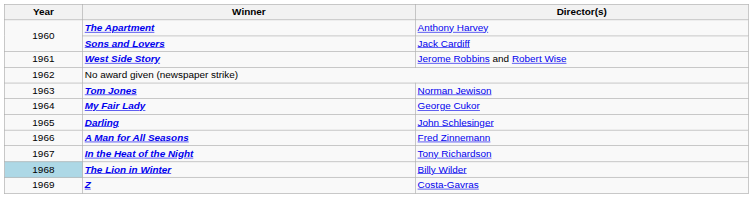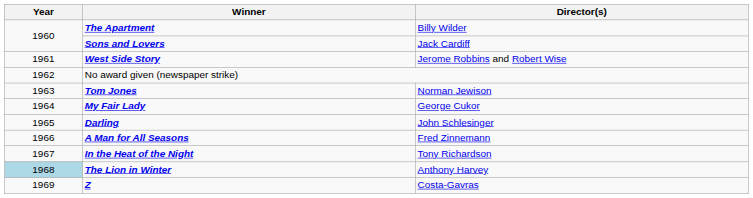(453, 28) Anthony Harvey -> (442, 28) Billy Wilder
(442, 169) Billy Wilder -> (453, 169) Anthony Harvey
